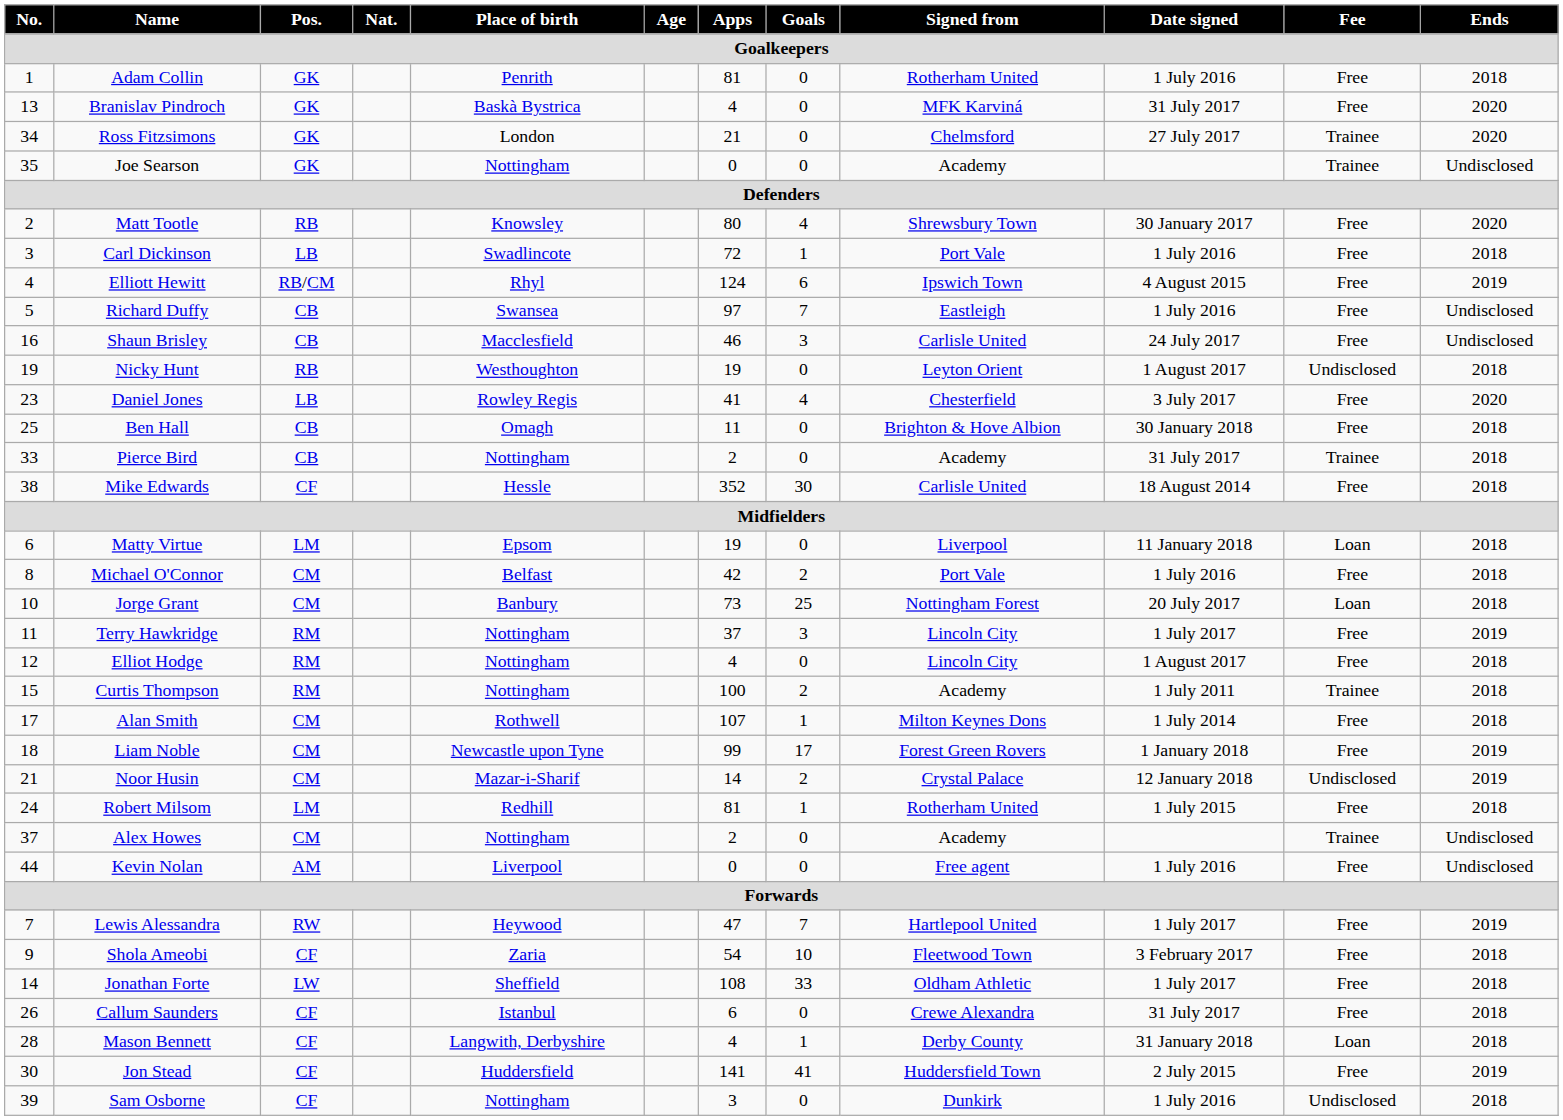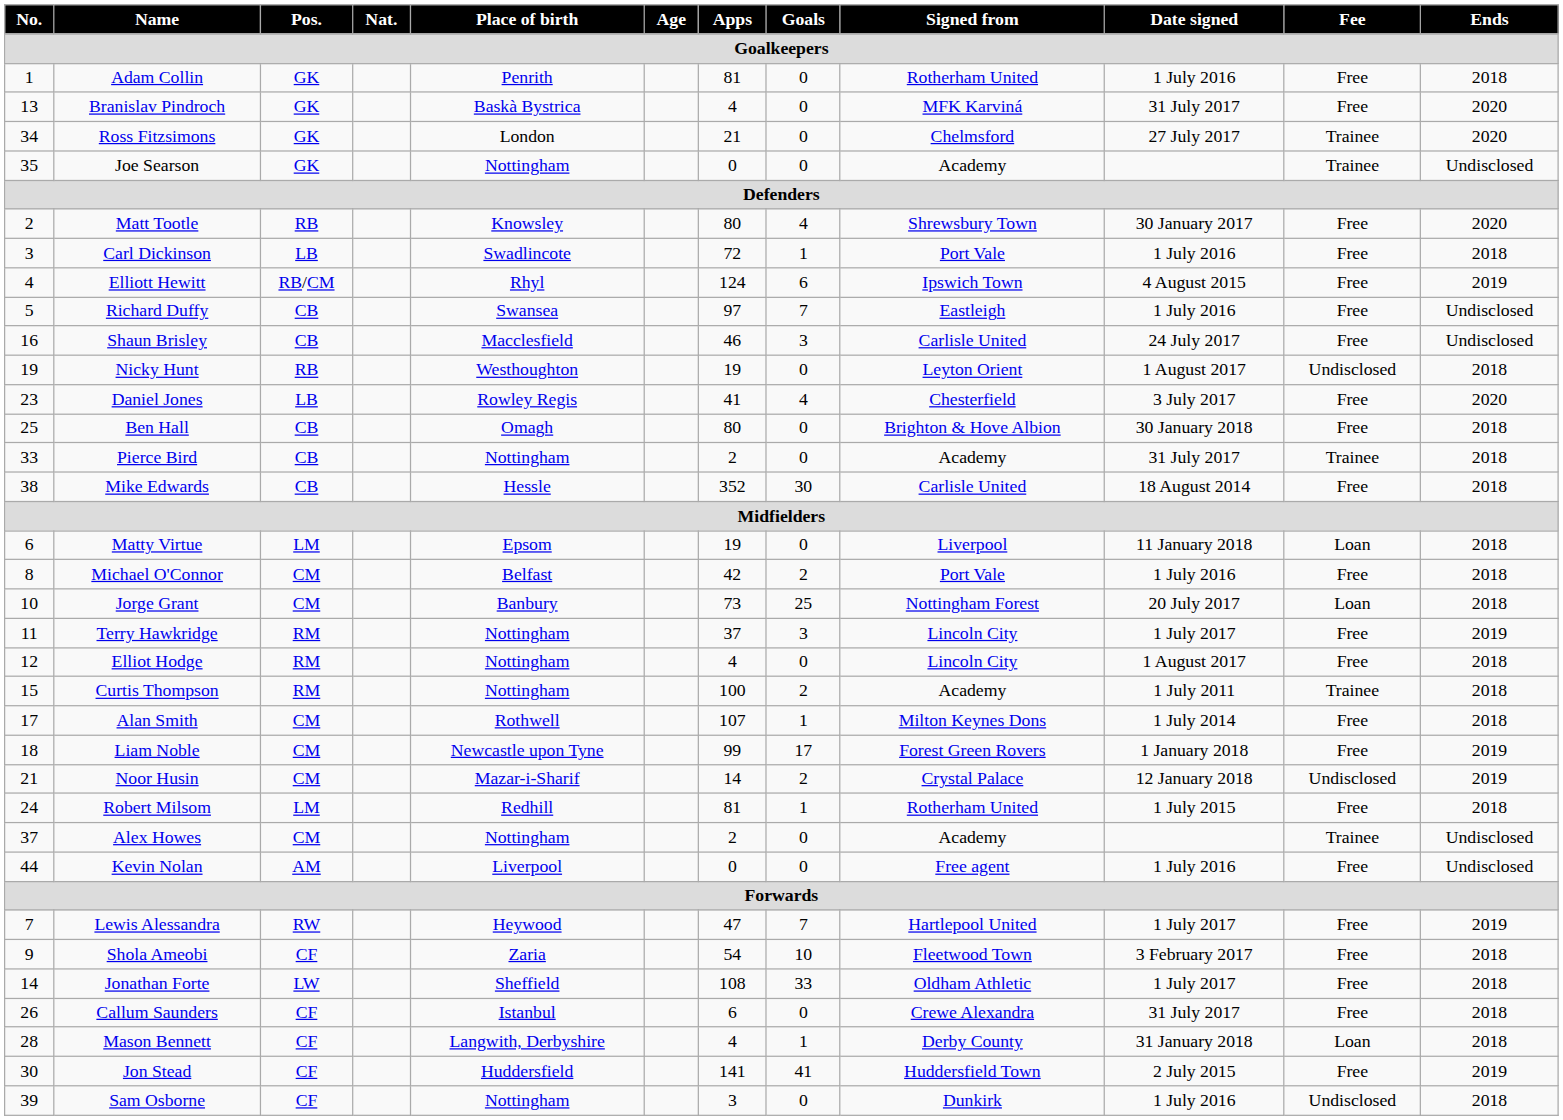(732, 428) 11 -> (732, 428) 80
(306, 486) CF -> (306, 486) CB
